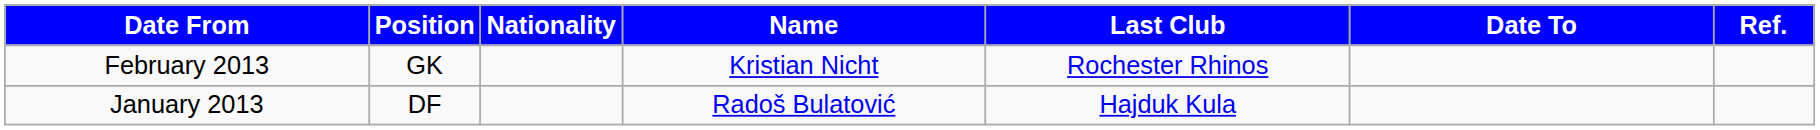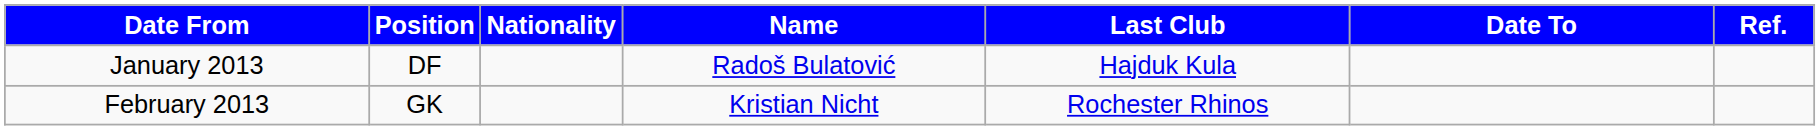rows swapped: (187, 105) <-> (187, 65)
